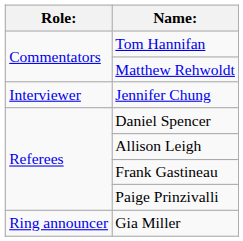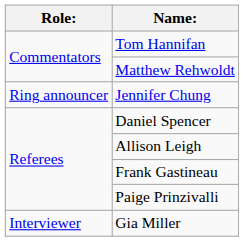(45, 95) Interviewer -> (59, 95) Ring announcer
(59, 223) Ring announcer -> (45, 223) Interviewer
